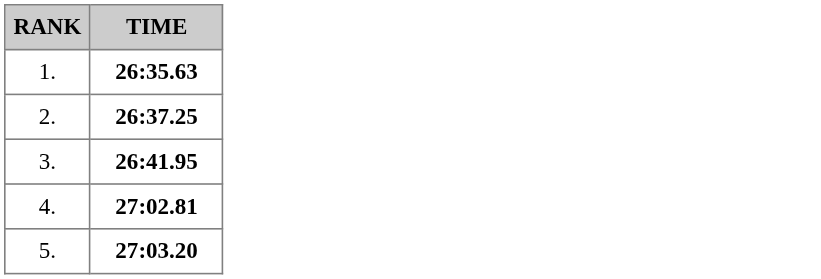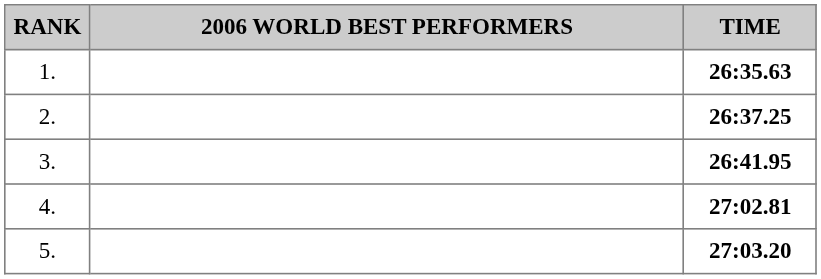+ column: (387, 26)
